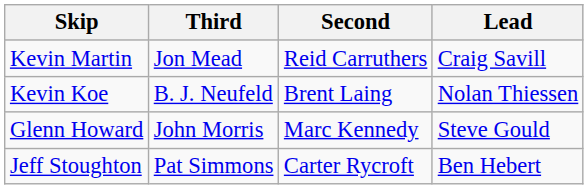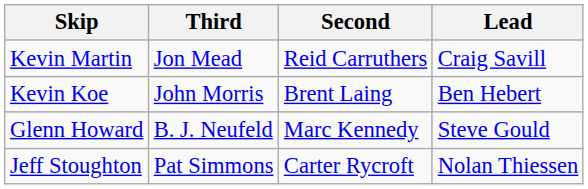(213, 93) B. J. Neufeld -> (209, 93) John Morris
(508, 93) Nolan Thiessen -> (489, 93) Ben Hebert
(209, 129) John Morris -> (213, 129) B. J. Neufeld
(489, 165) Ben Hebert -> (508, 165) Nolan Thiessen
